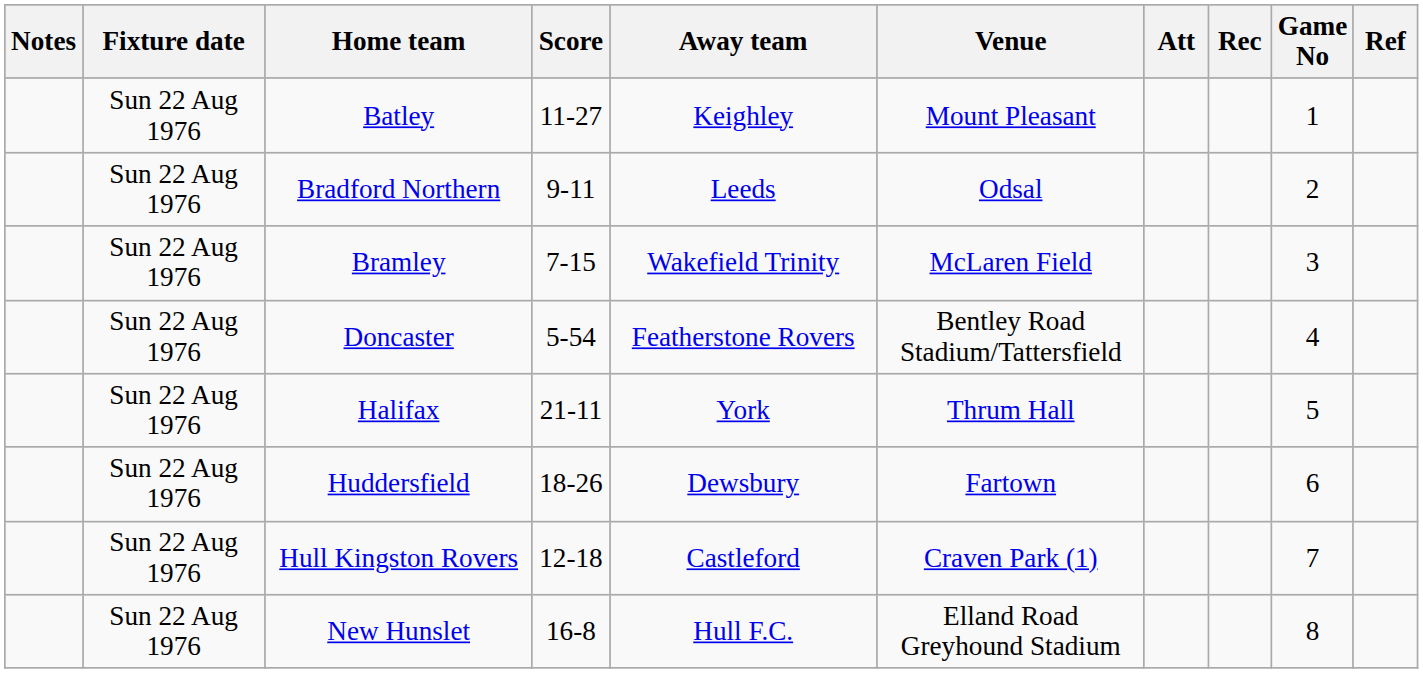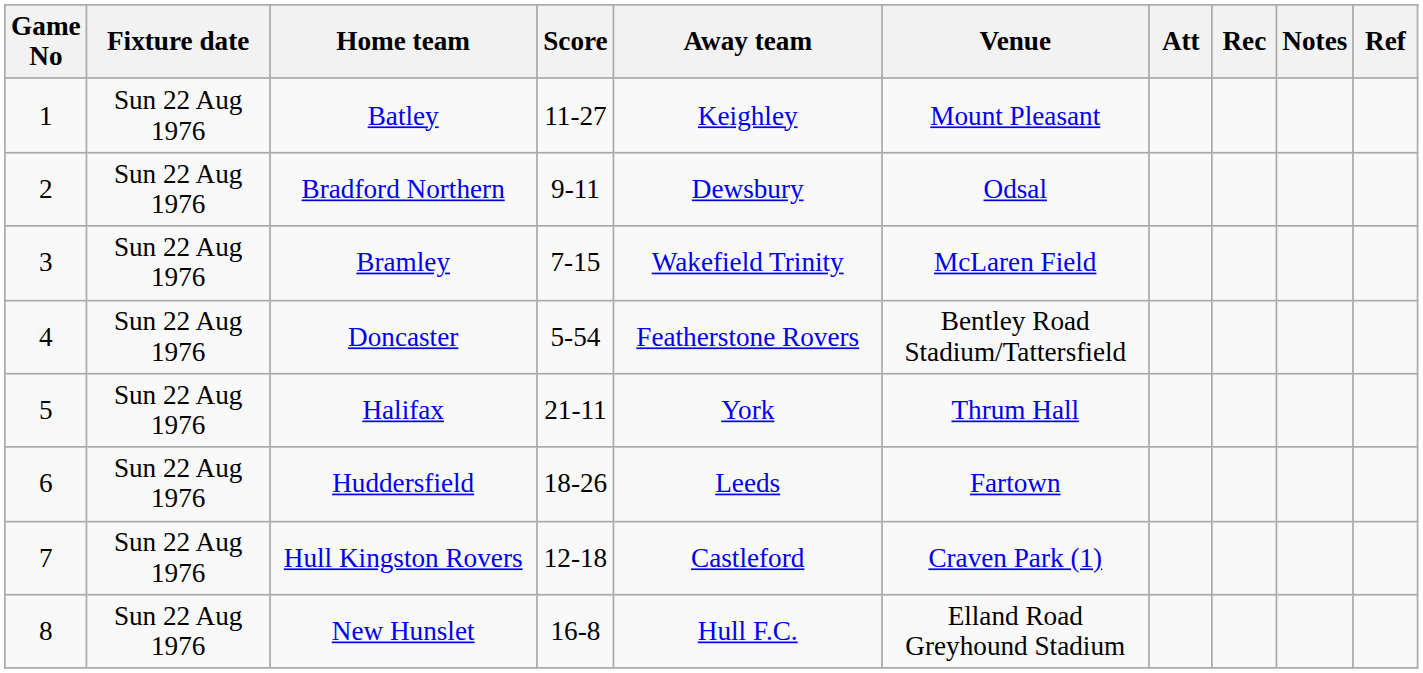columns swapped: (1313, 41) <-> (44, 41)
(743, 188) Leeds -> (748, 188) Dewsbury
(743, 483) Dewsbury -> (748, 483) Leeds
